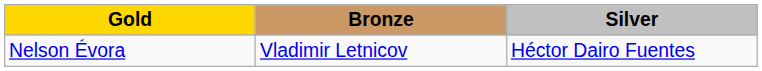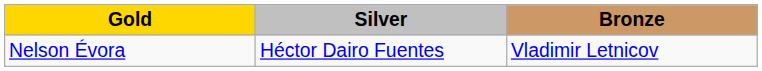columns swapped: (632, 19) <-> (381, 19)
